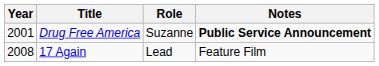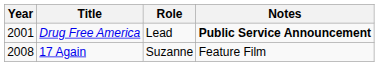(170, 33) Suzanne -> (159, 33) Lead
(159, 52) Lead -> (170, 52) Suzanne
